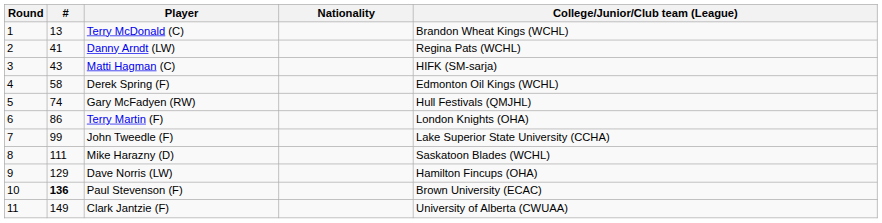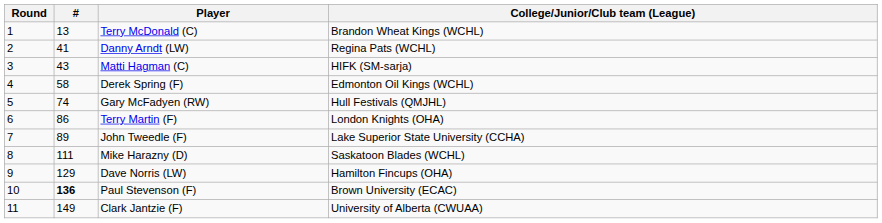- column: (346, 13)
(56, 137) 99 -> (63, 137) 89
